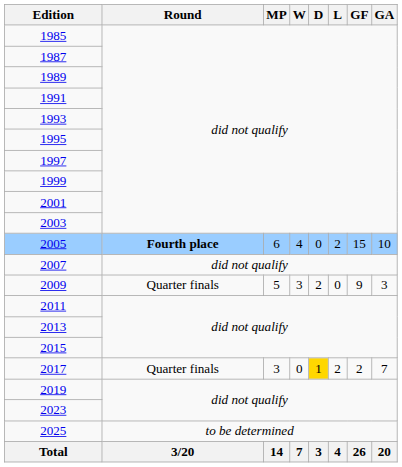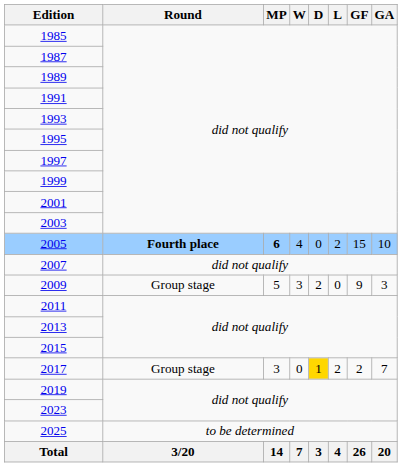(276, 243) normal -> (276, 243) bold
(183, 285) Quarter finals -> (183, 285) Group stage
(183, 368) Quarter finals -> (183, 368) Group stage
